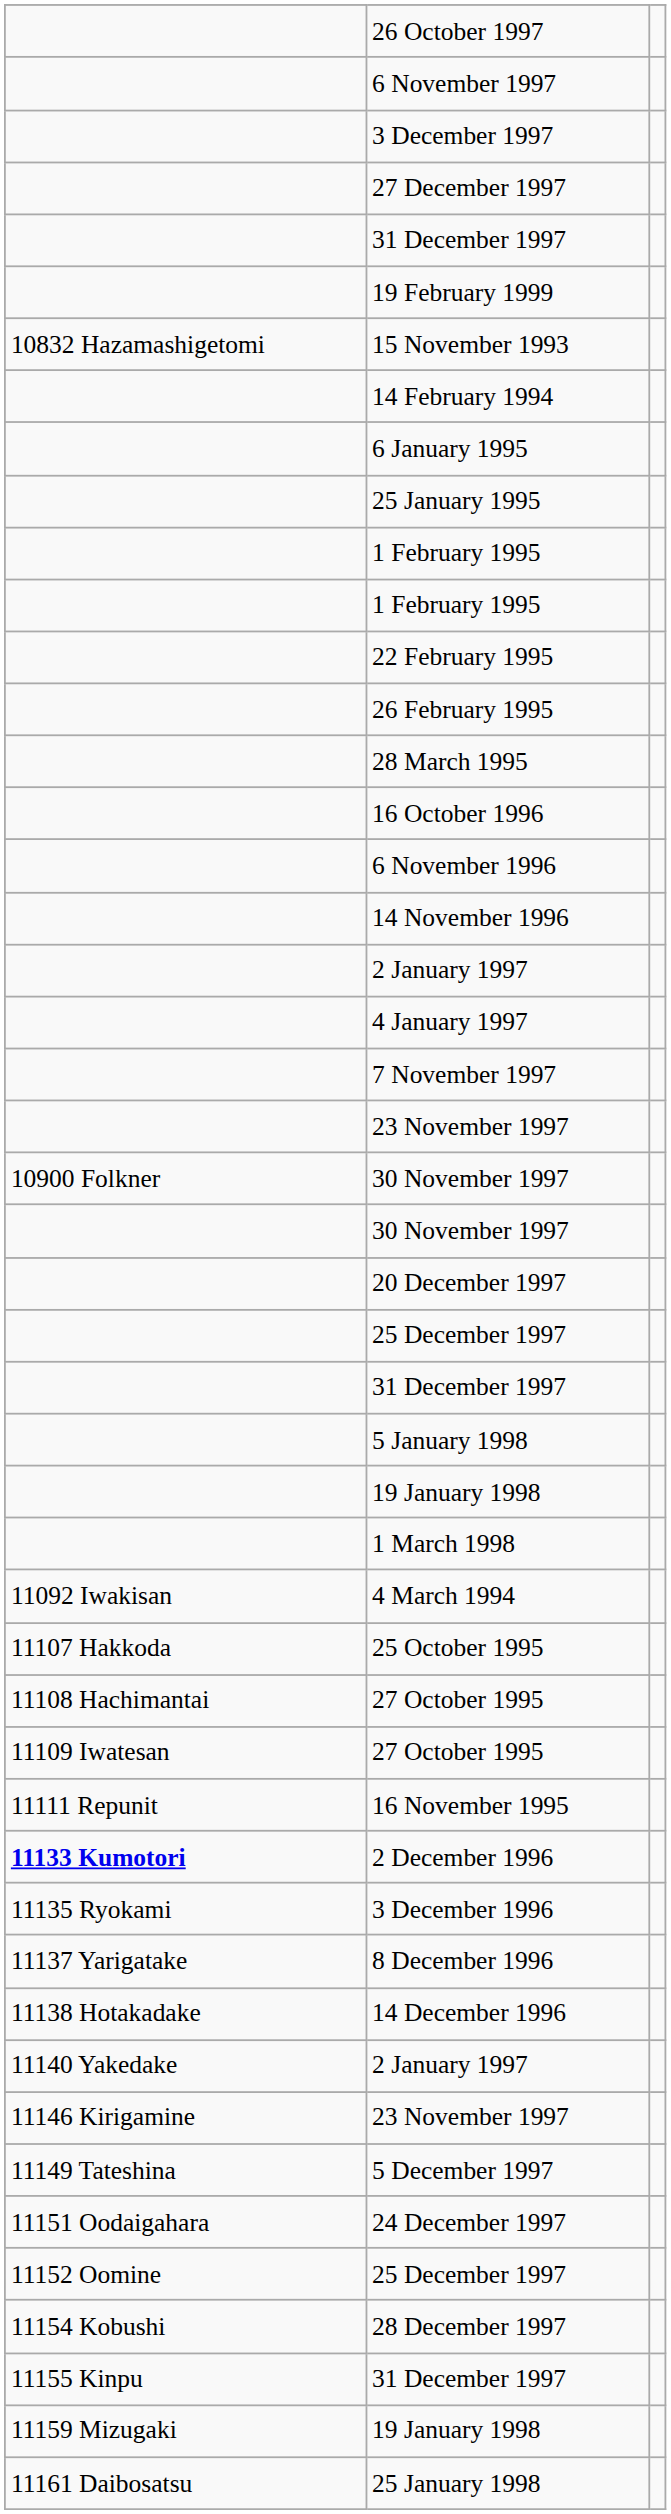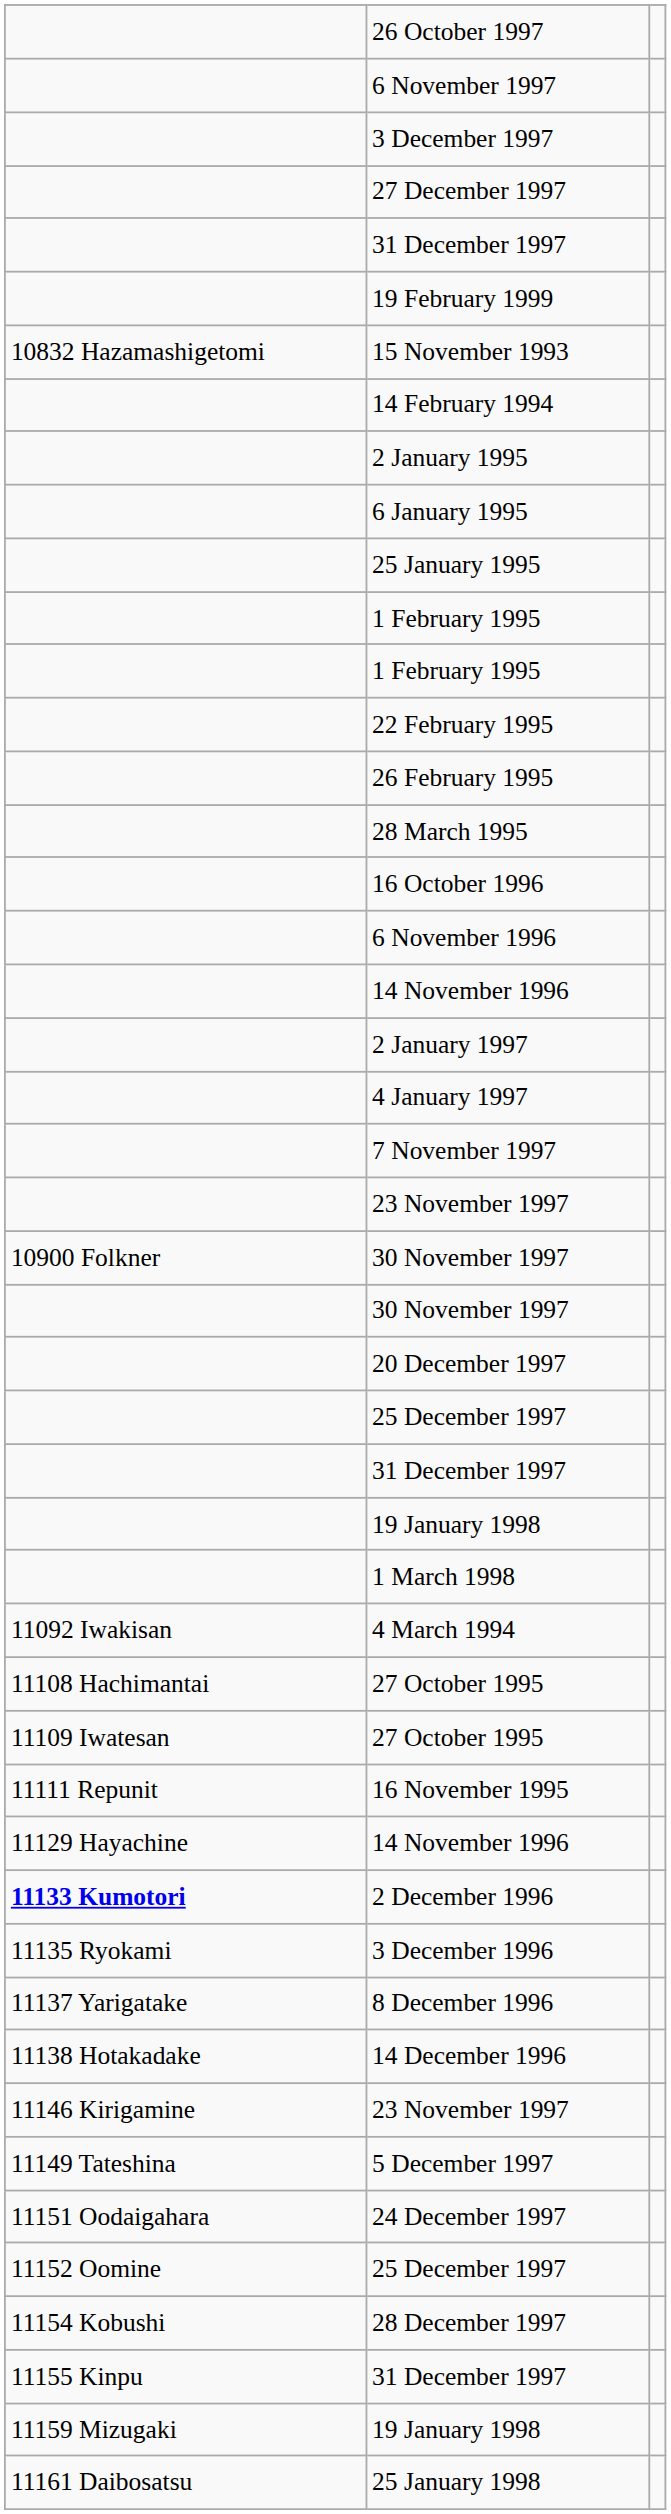+ row: (186, 458)
- row: (186, 1440)
- row: (91, 1648)
+ row: (99, 1843)
- row: (94, 2065)
